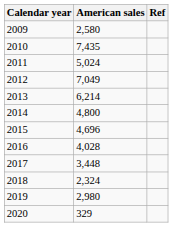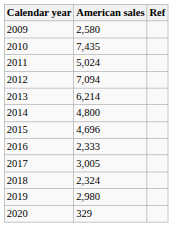(88, 79) 7,049 -> (88, 79) 7,094
(88, 146) 4,028 -> (88, 146) 2,333
(88, 163) 3,448 -> (88, 163) 3,005
